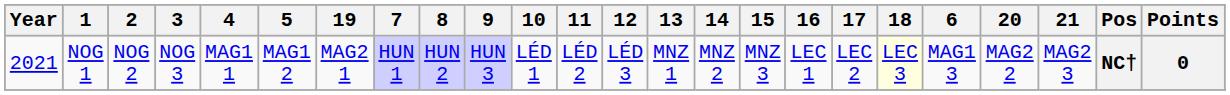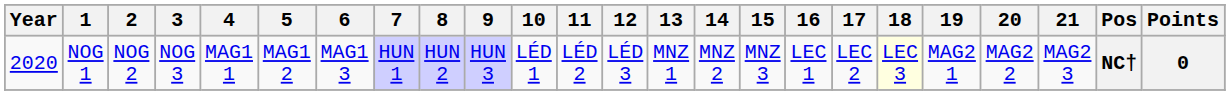columns swapped: (952, 21) <-> (345, 21)
(34, 63) 2021 -> (34, 63) 2020
